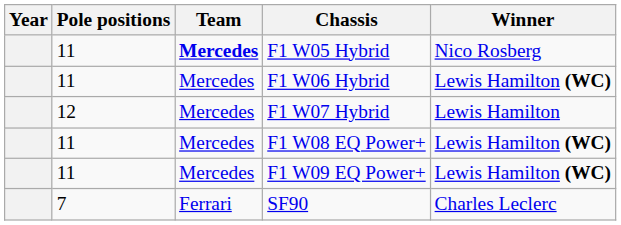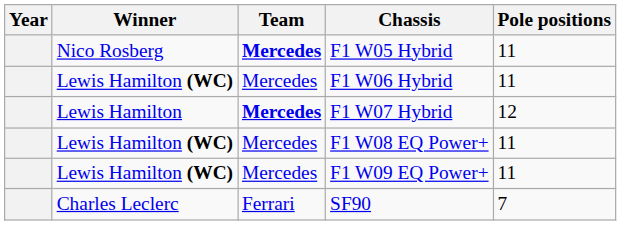columns swapped: (523, 19) <-> (113, 19)
(217, 111) normal -> (282, 111) bold
